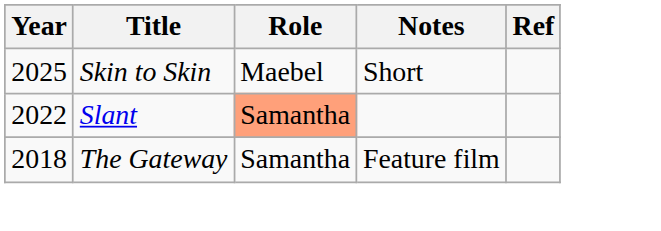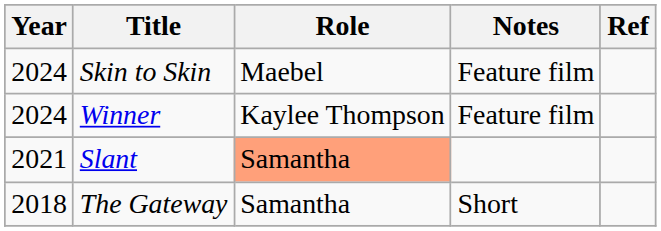(39, 70) 2025 -> (39, 70) 2024
(393, 70) Short -> (526, 70) Feature film
+ row: (120, 114)
(39, 114) 2022 -> (39, 159) 2021
(431, 159) Feature film -> (488, 203) Short
